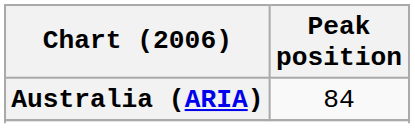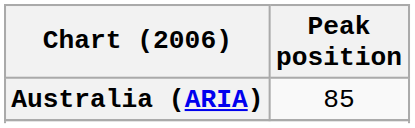(339, 100) 84 -> (339, 100) 85
